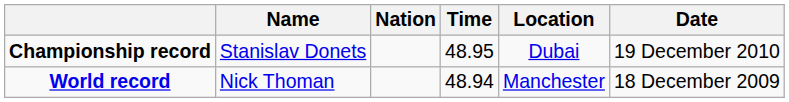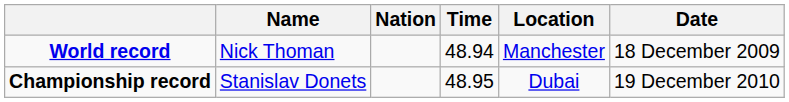rows swapped: (110, 81) <-> (110, 50)
